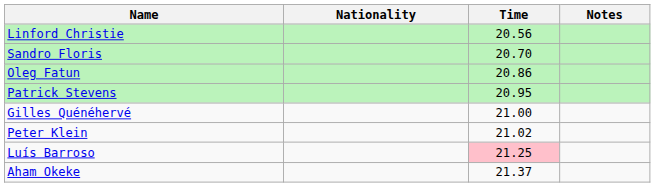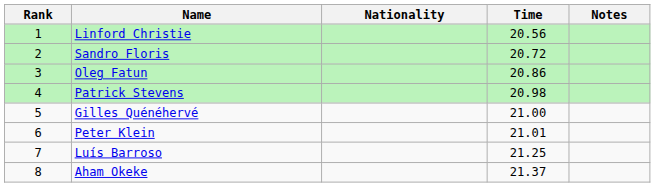+ column: (38, 14)
(514, 54) 20.70 -> (528, 54) 20.72
(514, 93) 20.95 -> (528, 93) 20.98
(514, 133) 21.02 -> (528, 133) 21.01
(514, 152) pink background -> (528, 152) no background
